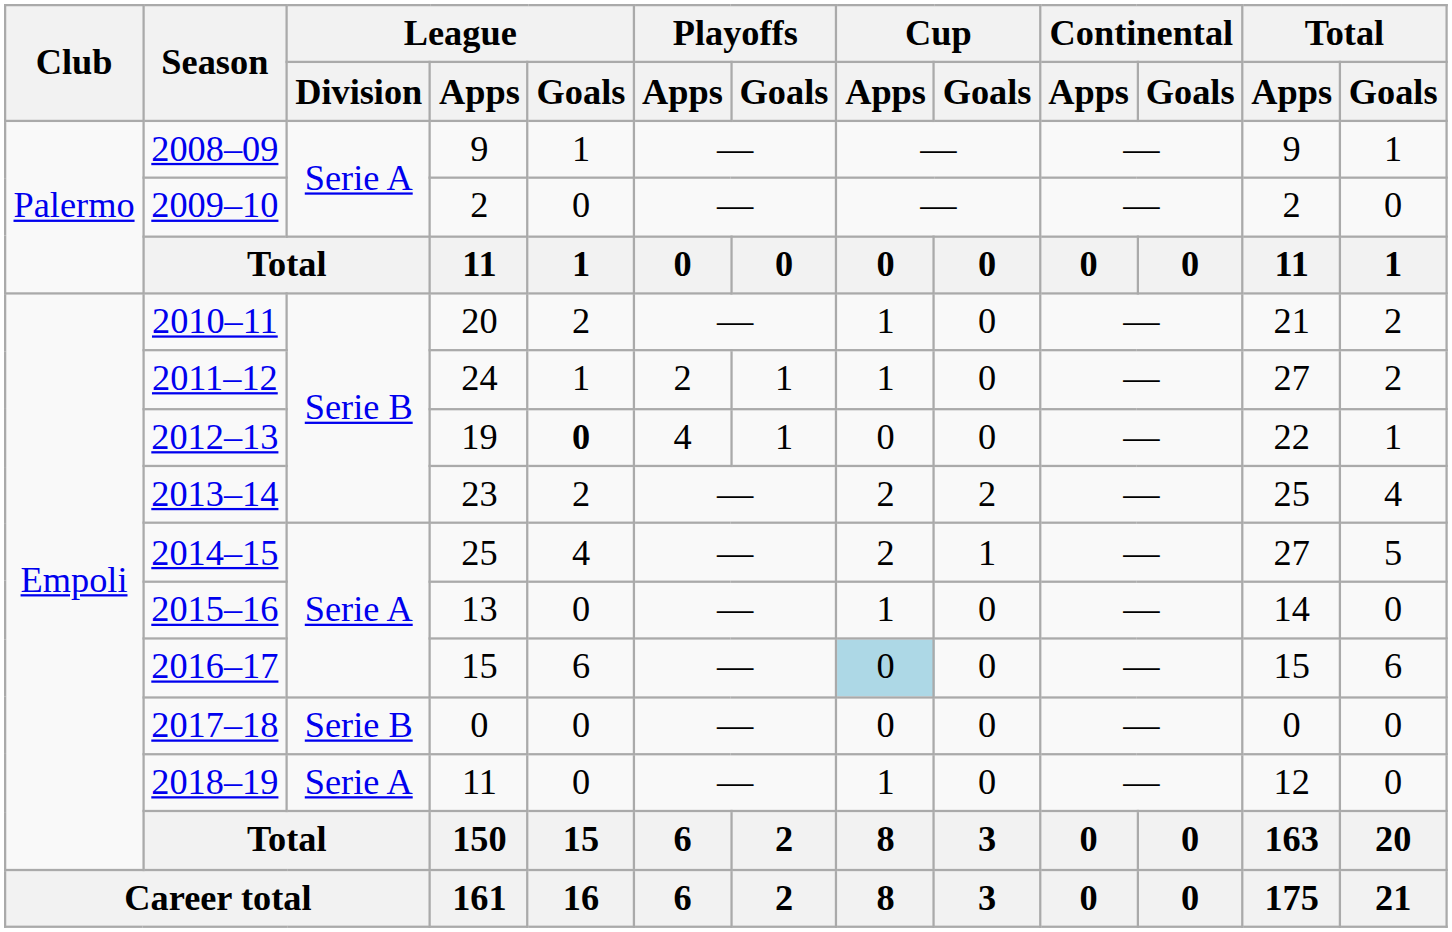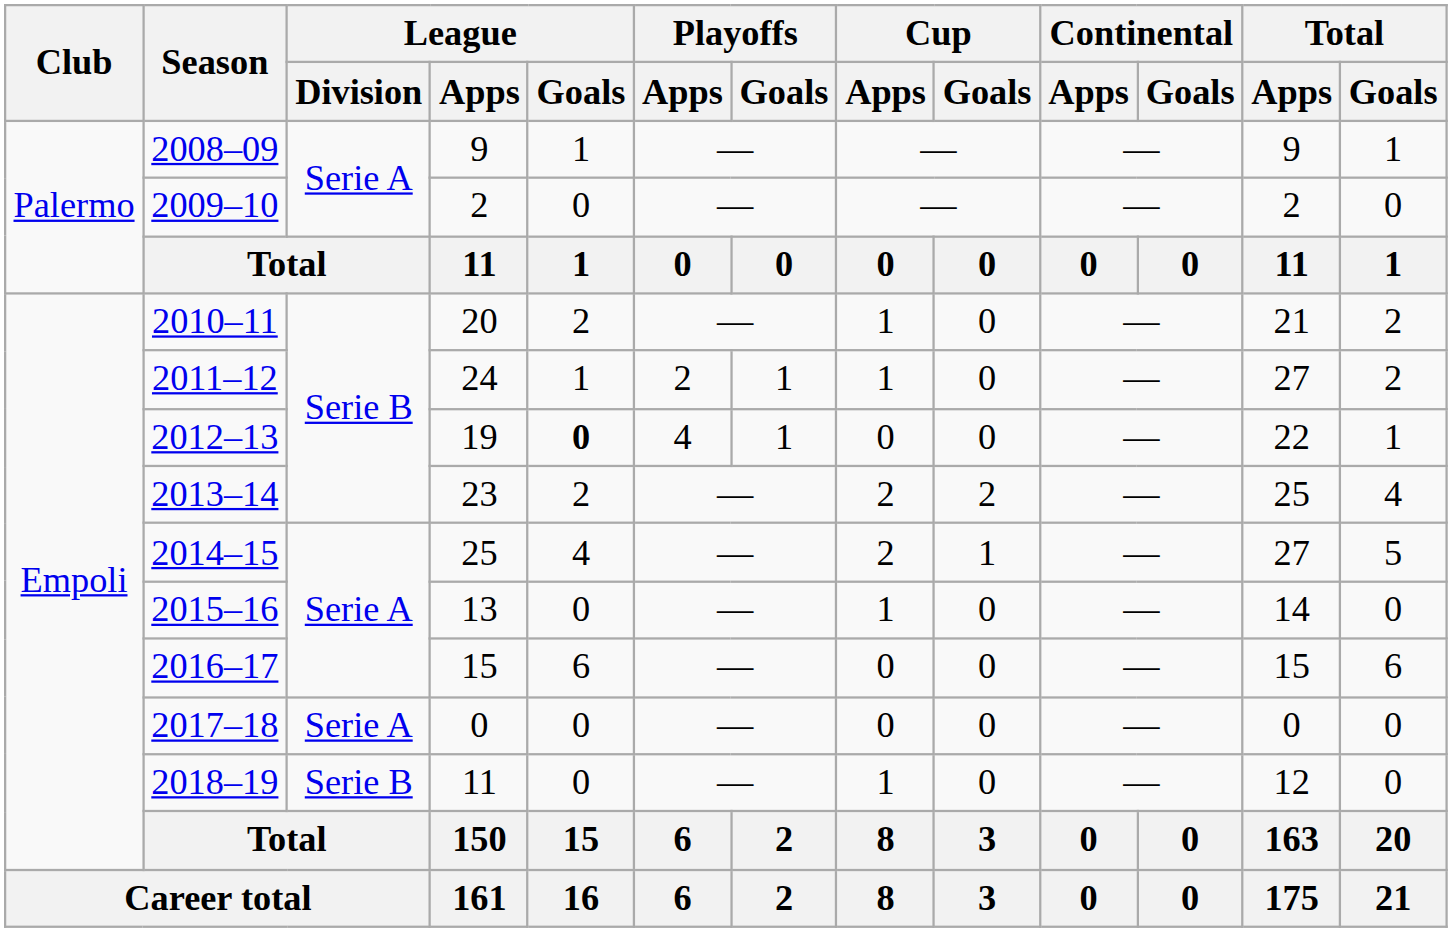(886, 666) lightblue background -> (886, 666) no background
(359, 724) Serie B -> (359, 724) Serie A
(359, 782) Serie A -> (359, 782) Serie B
